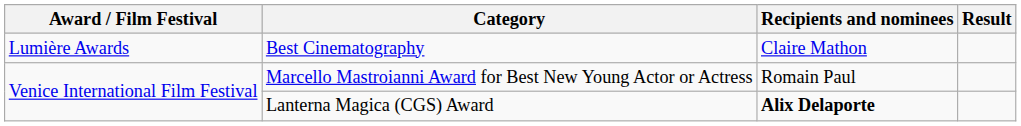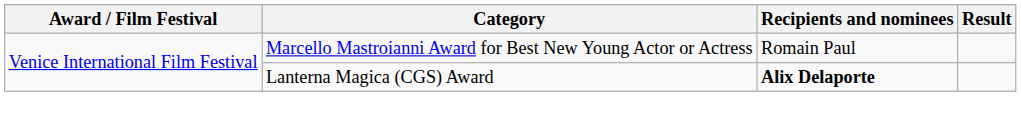- row: (345, 47)
